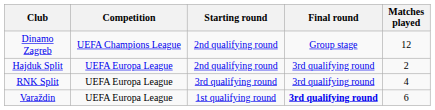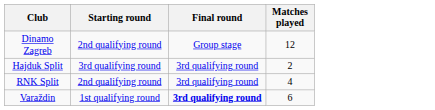- column: (129, 17)
(236, 66) 2nd qualifying round -> (120, 66) 3rd qualifying round
(236, 81) 3rd qualifying round -> (120, 81) 2nd qualifying round
